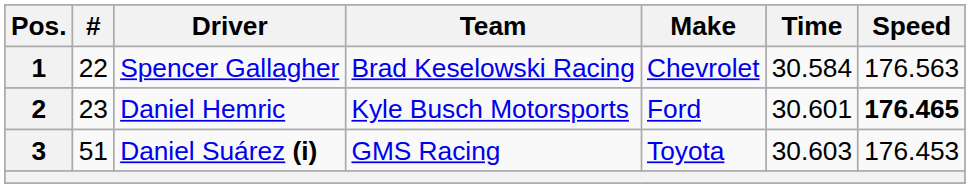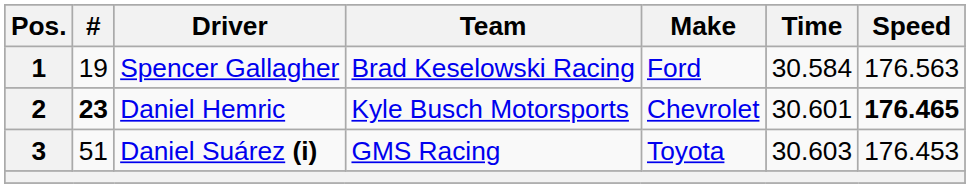(93, 67) 22 -> (93, 67) 19
(703, 67) Chevrolet -> (674, 67) Ford
(93, 109) normal -> (93, 109) bold
(674, 109) Ford -> (703, 109) Chevrolet
